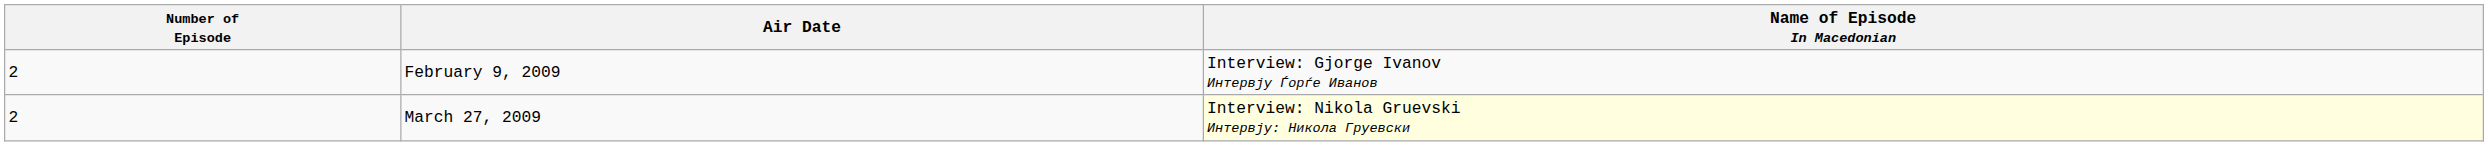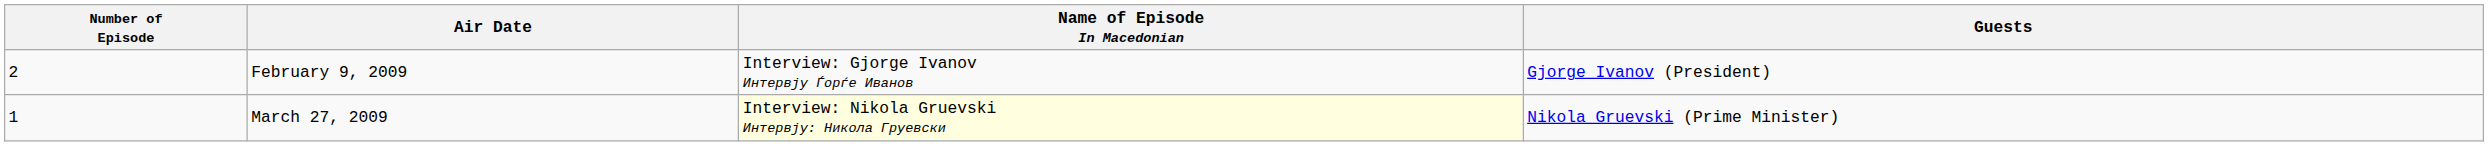+ column: (2003, 27)
(13, 118) 2 -> (13, 118) 1
